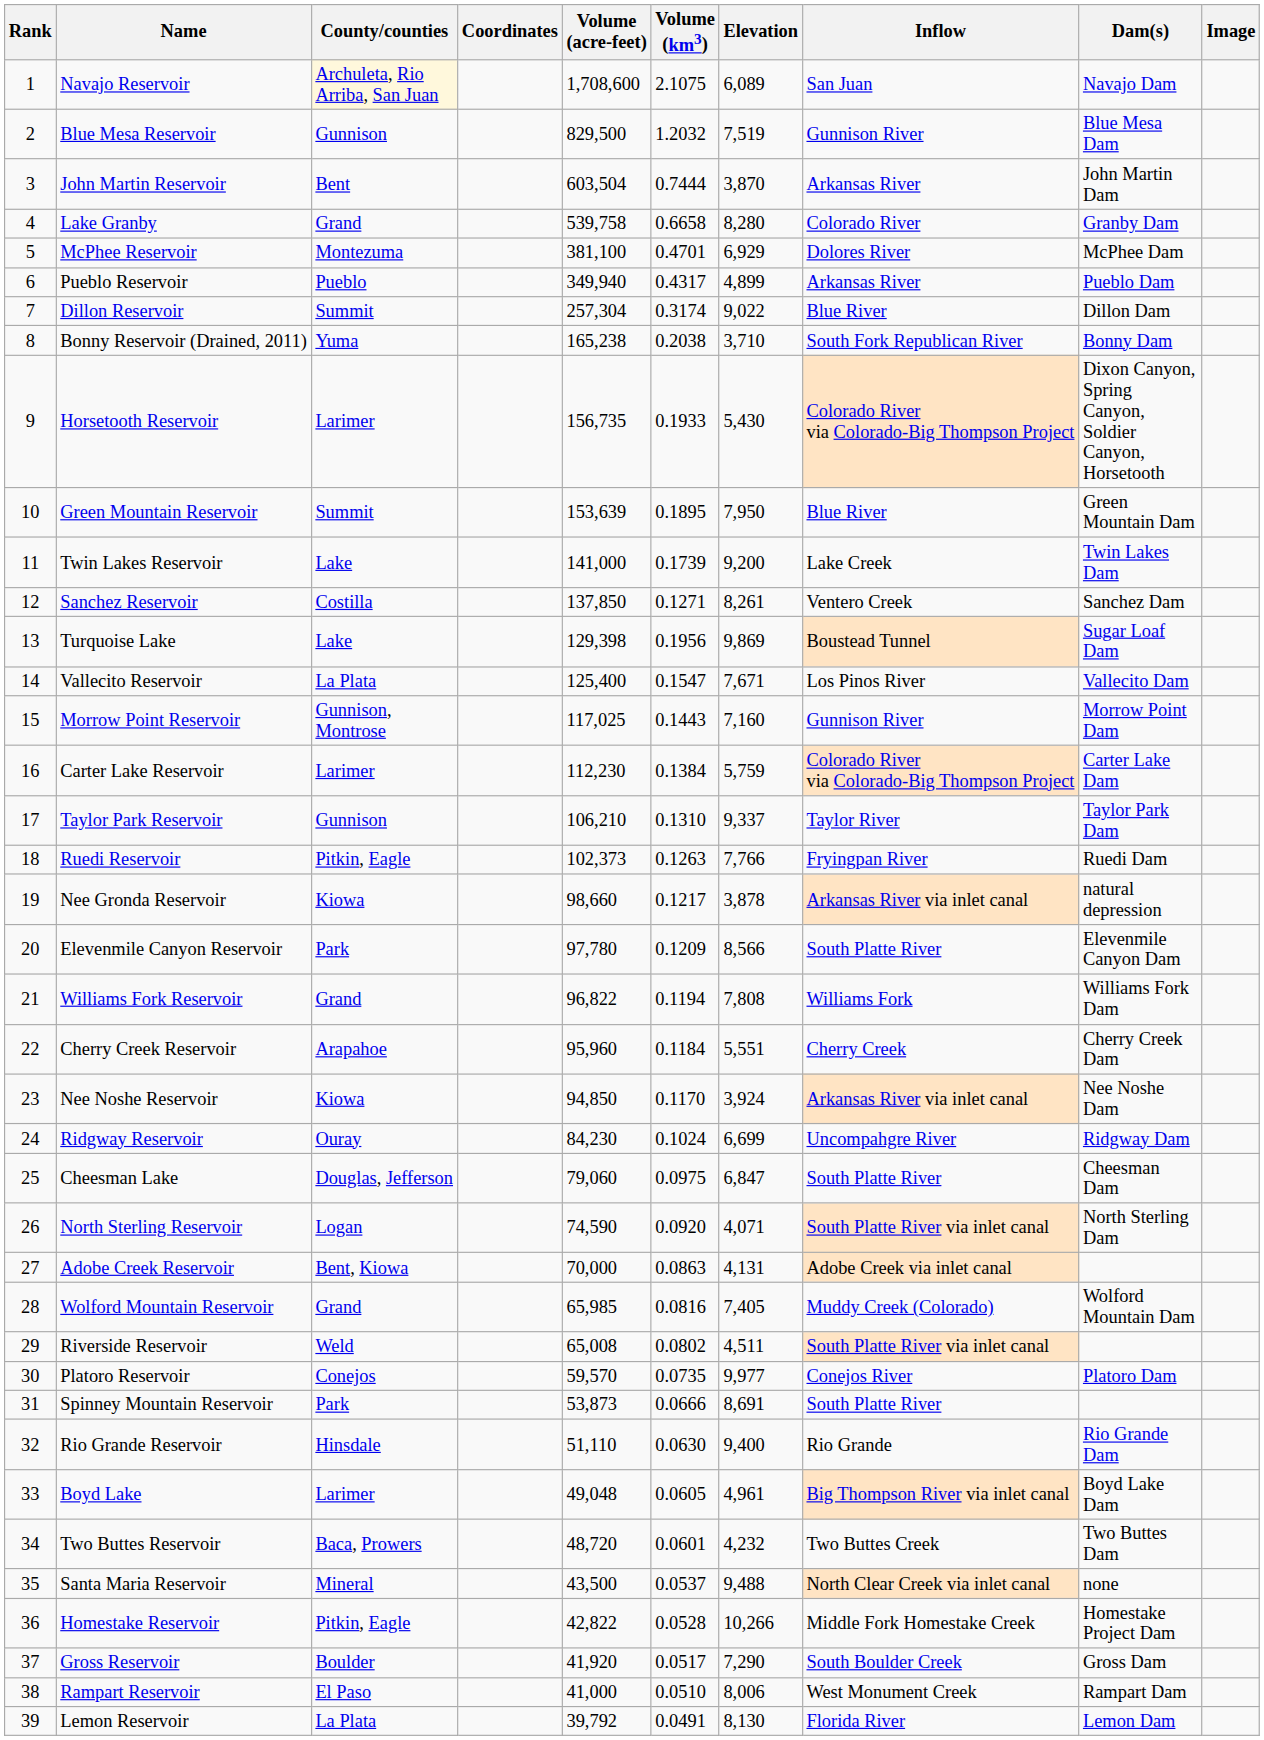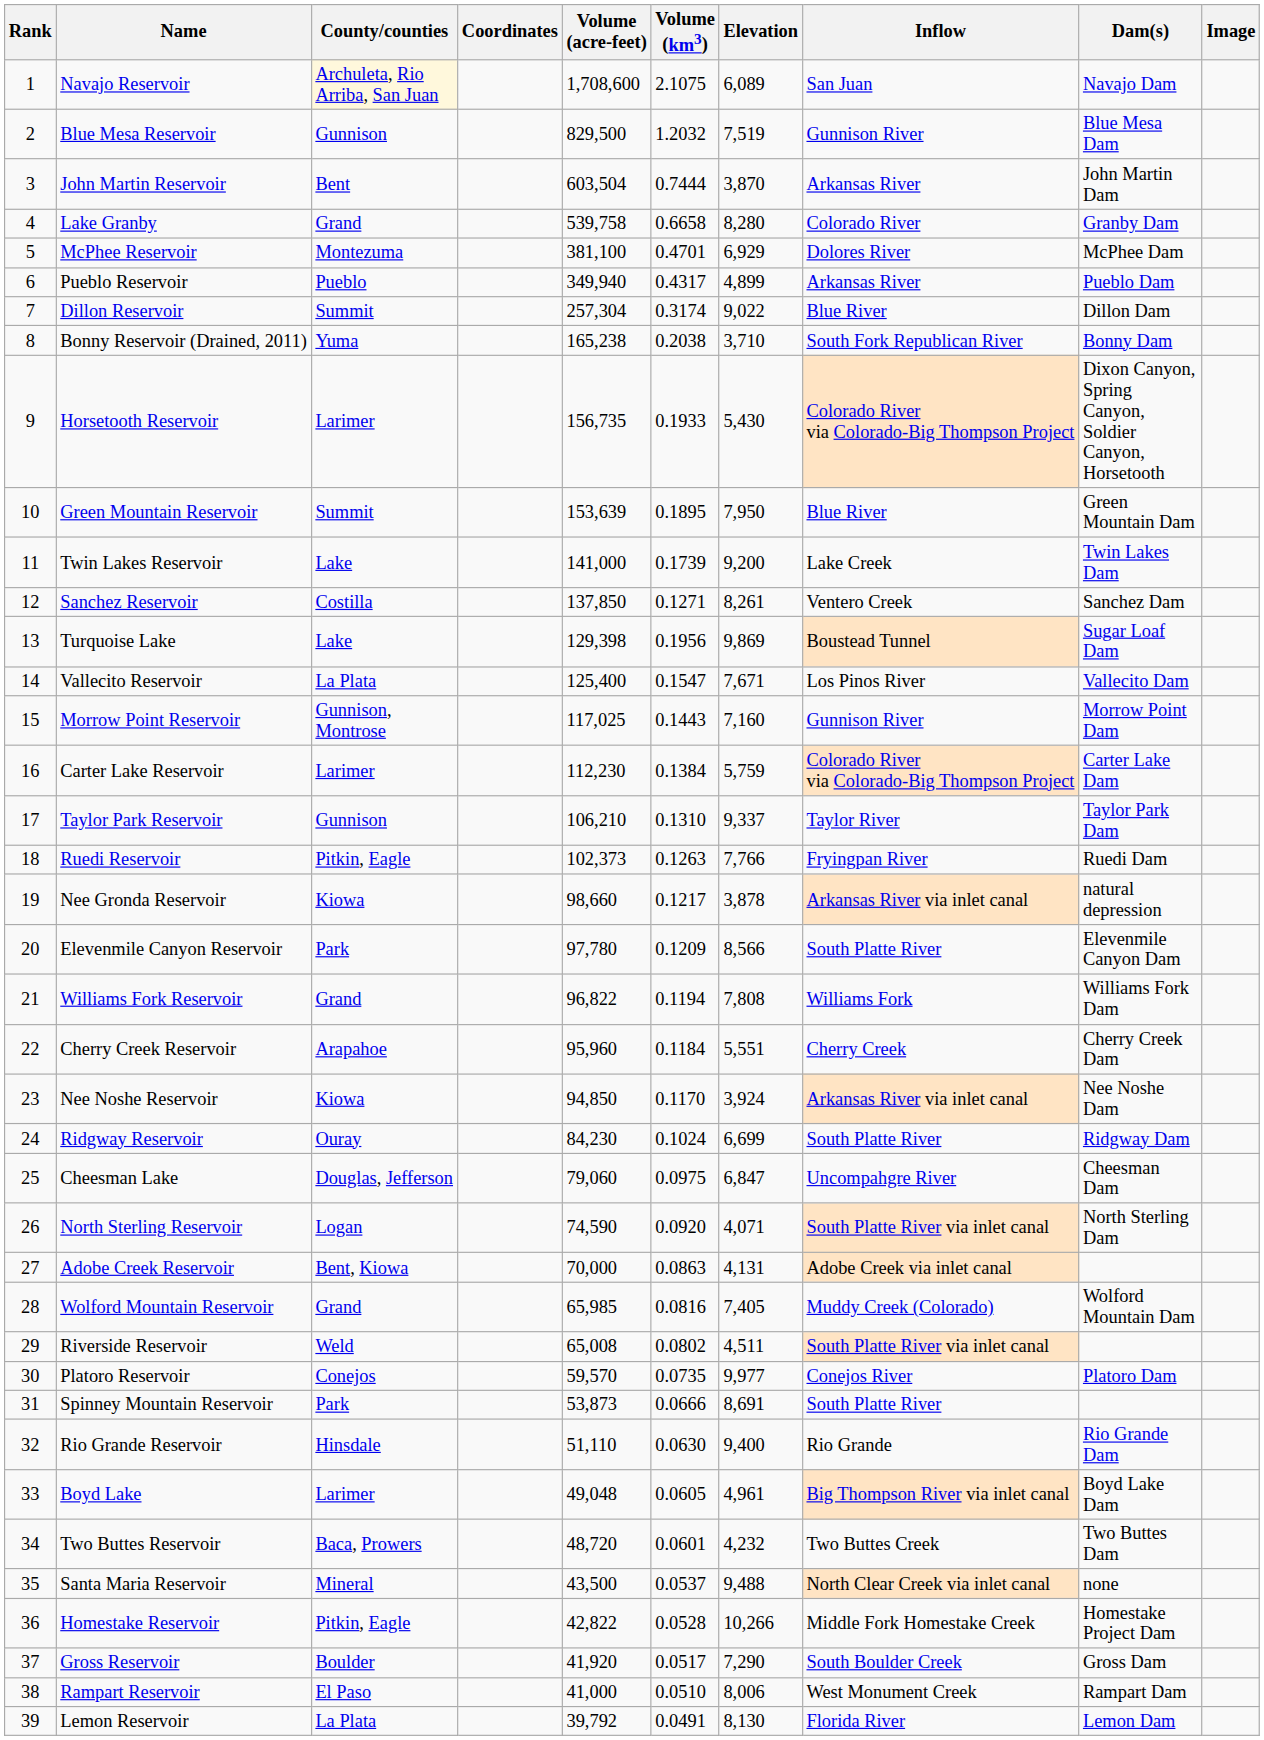(881, 1138) Uncompahgre River -> (874, 1138) South Platte River
(874, 1177) South Platte River -> (881, 1177) Uncompahgre River
